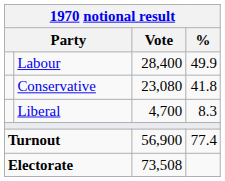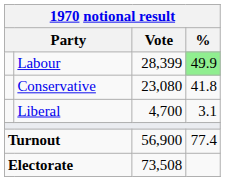(162, 63) 28,400 -> (162, 63) 28,399
(204, 63) no background -> (204, 63) lightgreen background
(208, 110) 8.3 -> (208, 110) 3.1
